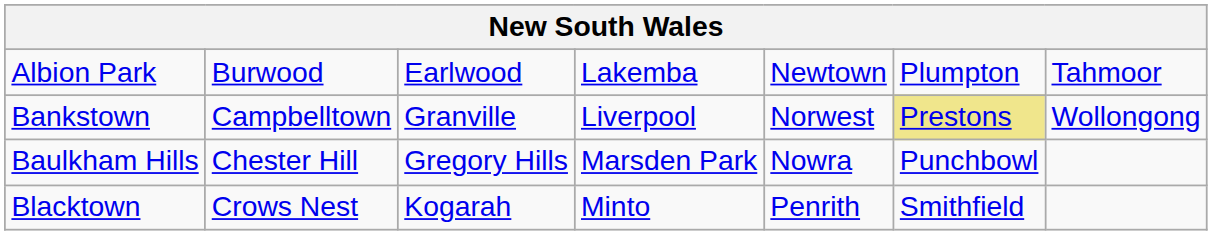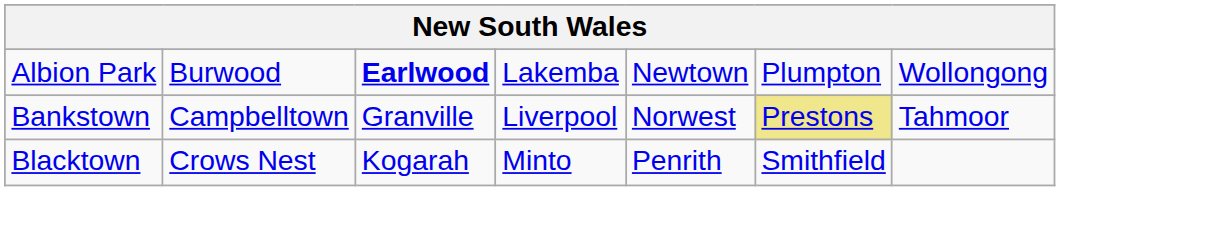(463, 71) normal -> (426, 71) bold
(1107, 71) Tahmoor -> (973, 71) Wollongong
(1126, 116) Wollongong -> (954, 116) Tahmoor
- row: (105, 161)
